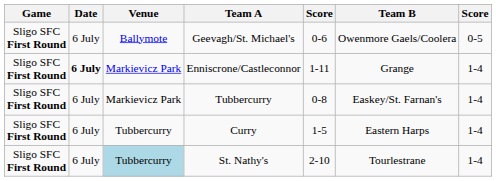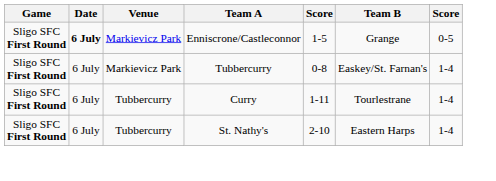- row: (244, 37)
(319, 68) 1-11 -> (319, 37) 1-5
(475, 68) 1-4 -> (446, 37) 0-5
(319, 130) 1-5 -> (319, 99) 1-11
(397, 130) Eastern Harps -> (383, 99) Tourlestrane
(144, 161) lightblue background -> (144, 130) no background
(397, 161) Tourlestrane -> (383, 130) Eastern Harps
